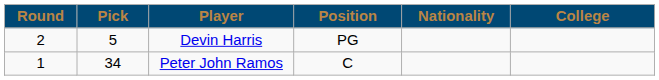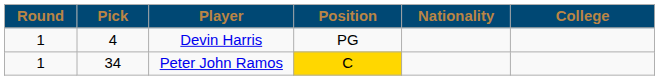(41, 39) 2 -> (41, 39) 1
(113, 39) 5 -> (113, 39) 4
(348, 63) no background -> (348, 63) gold background
